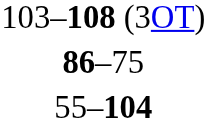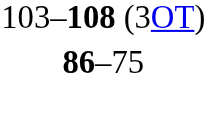- row: (103, 106)
